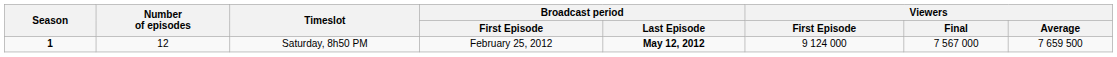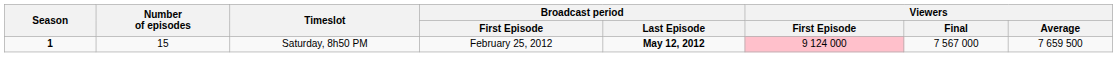(163, 45) 12 -> (163, 45) 15
(824, 45) no background -> (824, 45) pink background
